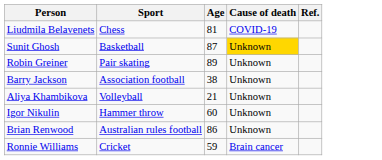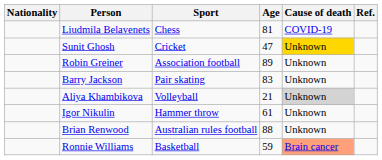+ column: (32, 12)
(122, 46) Basketball -> (170, 46) Cricket
(212, 46) 87 -> (267, 46) 47
(124, 63) Pair skating -> (197, 63) Association football
(142, 79) Association football -> (180, 79) Pair skating
(212, 79) 38 -> (267, 79) 83
(250, 96) no background -> (305, 96) lightgrey background
(212, 113) 60 -> (267, 113) 61
(212, 130) 86 -> (267, 130) 88
(115, 146) Cricket -> (177, 146) Basketball
(256, 146) no background -> (311, 146) lightsalmon background
